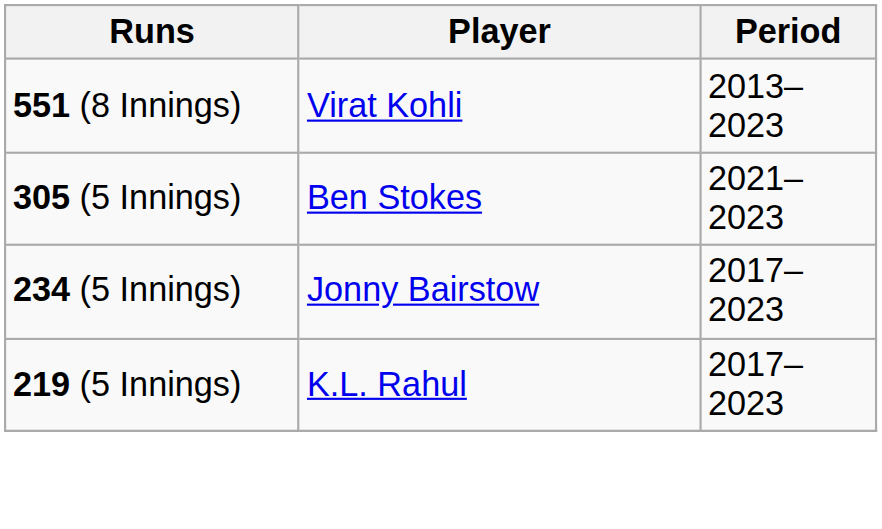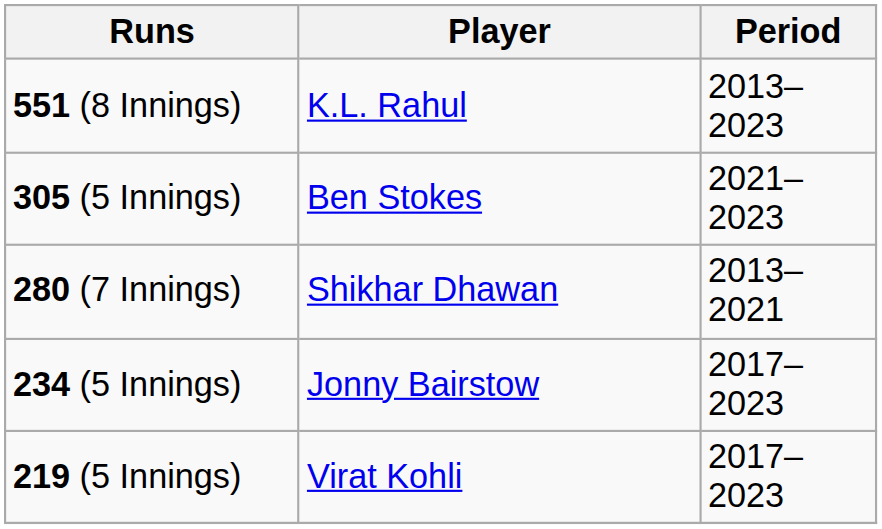(385, 105) Virat Kohli -> (387, 105) K.L. Rahul
+ row: (127, 290)
(387, 383) K.L. Rahul -> (385, 476) Virat Kohli
